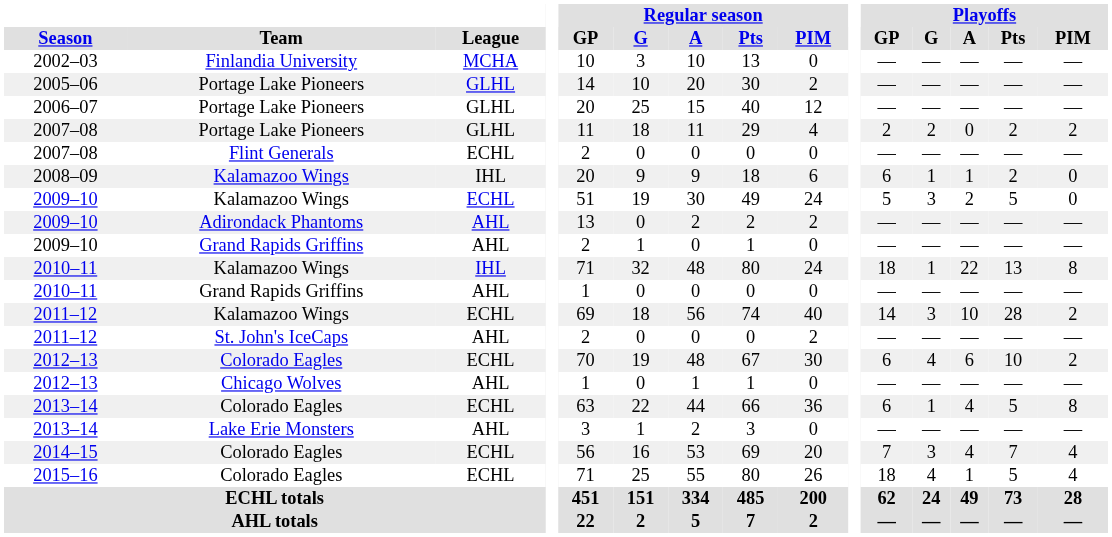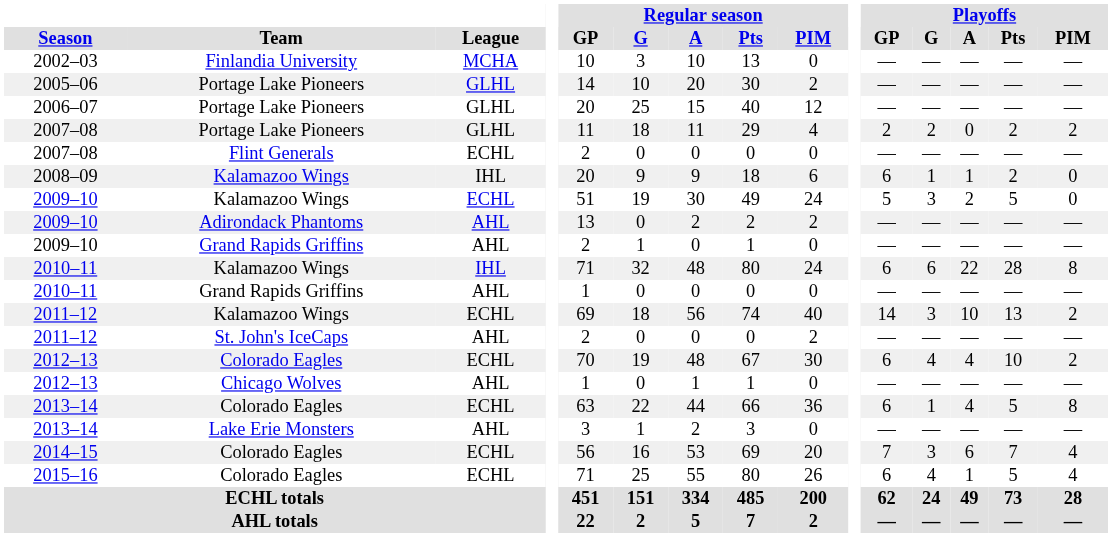(887, 268) 18 -> (887, 268) 6
(931, 268) 1 -> (931, 268) 6
(1013, 268) 13 -> (1013, 268) 28
(1013, 314) 28 -> (1013, 314) 13
(969, 360) 6 -> (969, 360) 4
(969, 452) 4 -> (969, 452) 6
(887, 475) 18 -> (887, 475) 6
